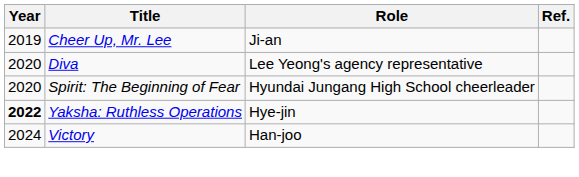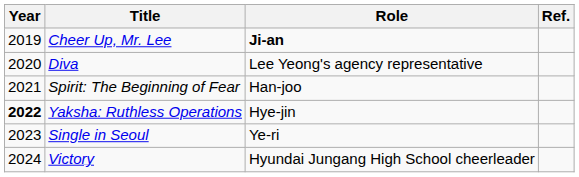(265, 40) normal -> (266, 40) bold
(25, 87) 2020 -> (25, 87) 2021
(392, 87) Hyundai Jungang High School cheerleader -> (275, 87) Han-joo
+ row: (98, 135)
(275, 135) Han-joo -> (392, 159) Hyundai Jungang High School cheerleader
